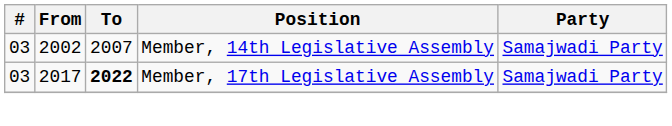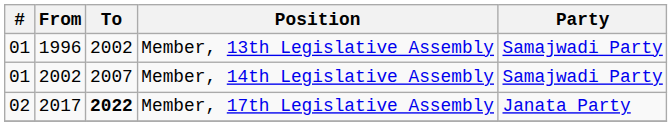+ row: (318, 48)
(20, 48) 03 -> (20, 77) 01
(20, 77) 03 -> (20, 106) 02
(583, 77) Samajwadi Party -> (567, 106) Janata Party
